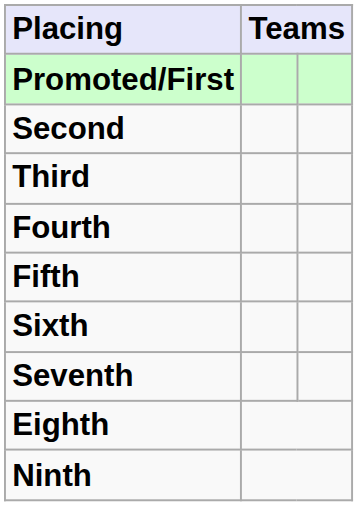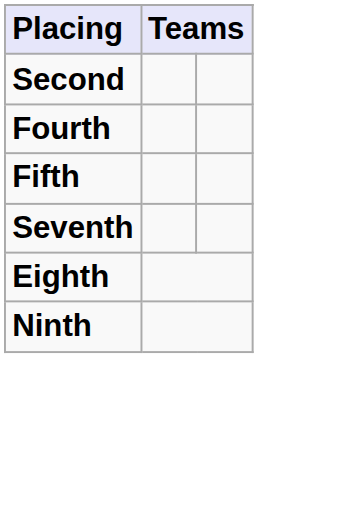- row: (123, 78)
- row: (51, 177)
- row: (50, 326)
